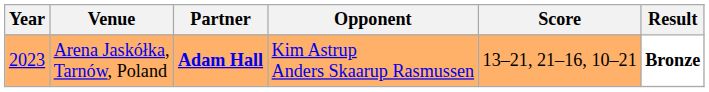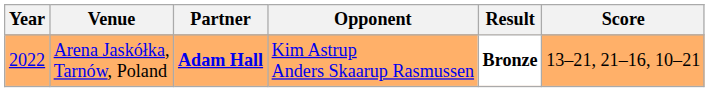columns swapped: (560, 19) <-> (673, 19)
(27, 60) 2023 -> (27, 60) 2022
